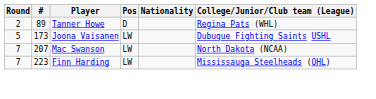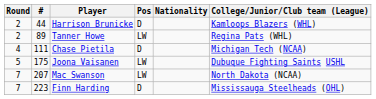+ row: (93, 24)
(125, 24) D -> (142, 37) LW
+ row: (83, 50)
(41, 37) 173 -> (41, 62) 175
(127, 62) LW -> (139, 88) D
